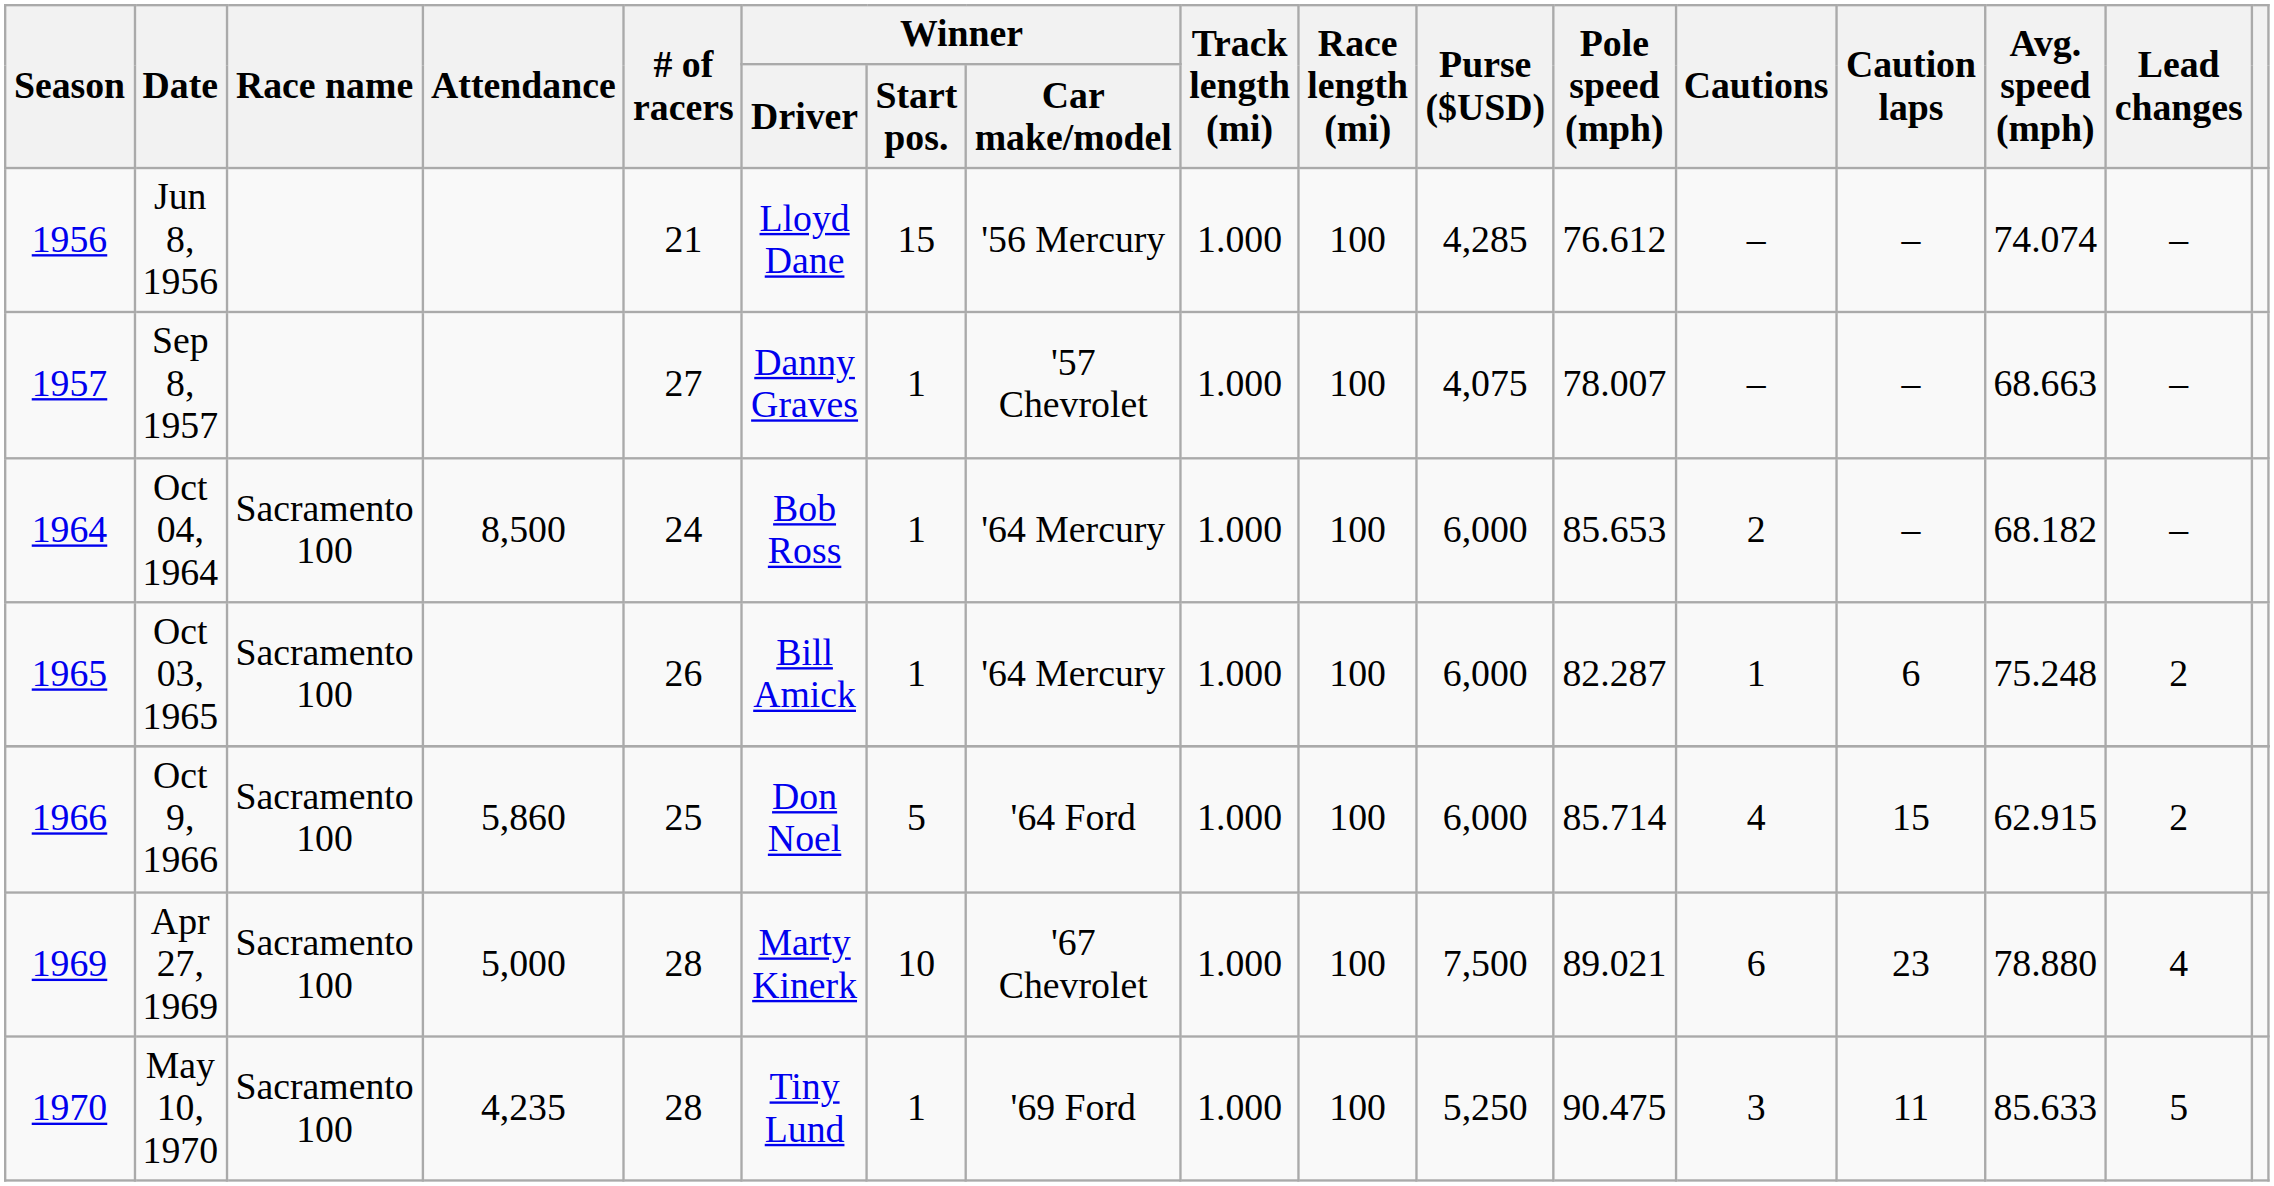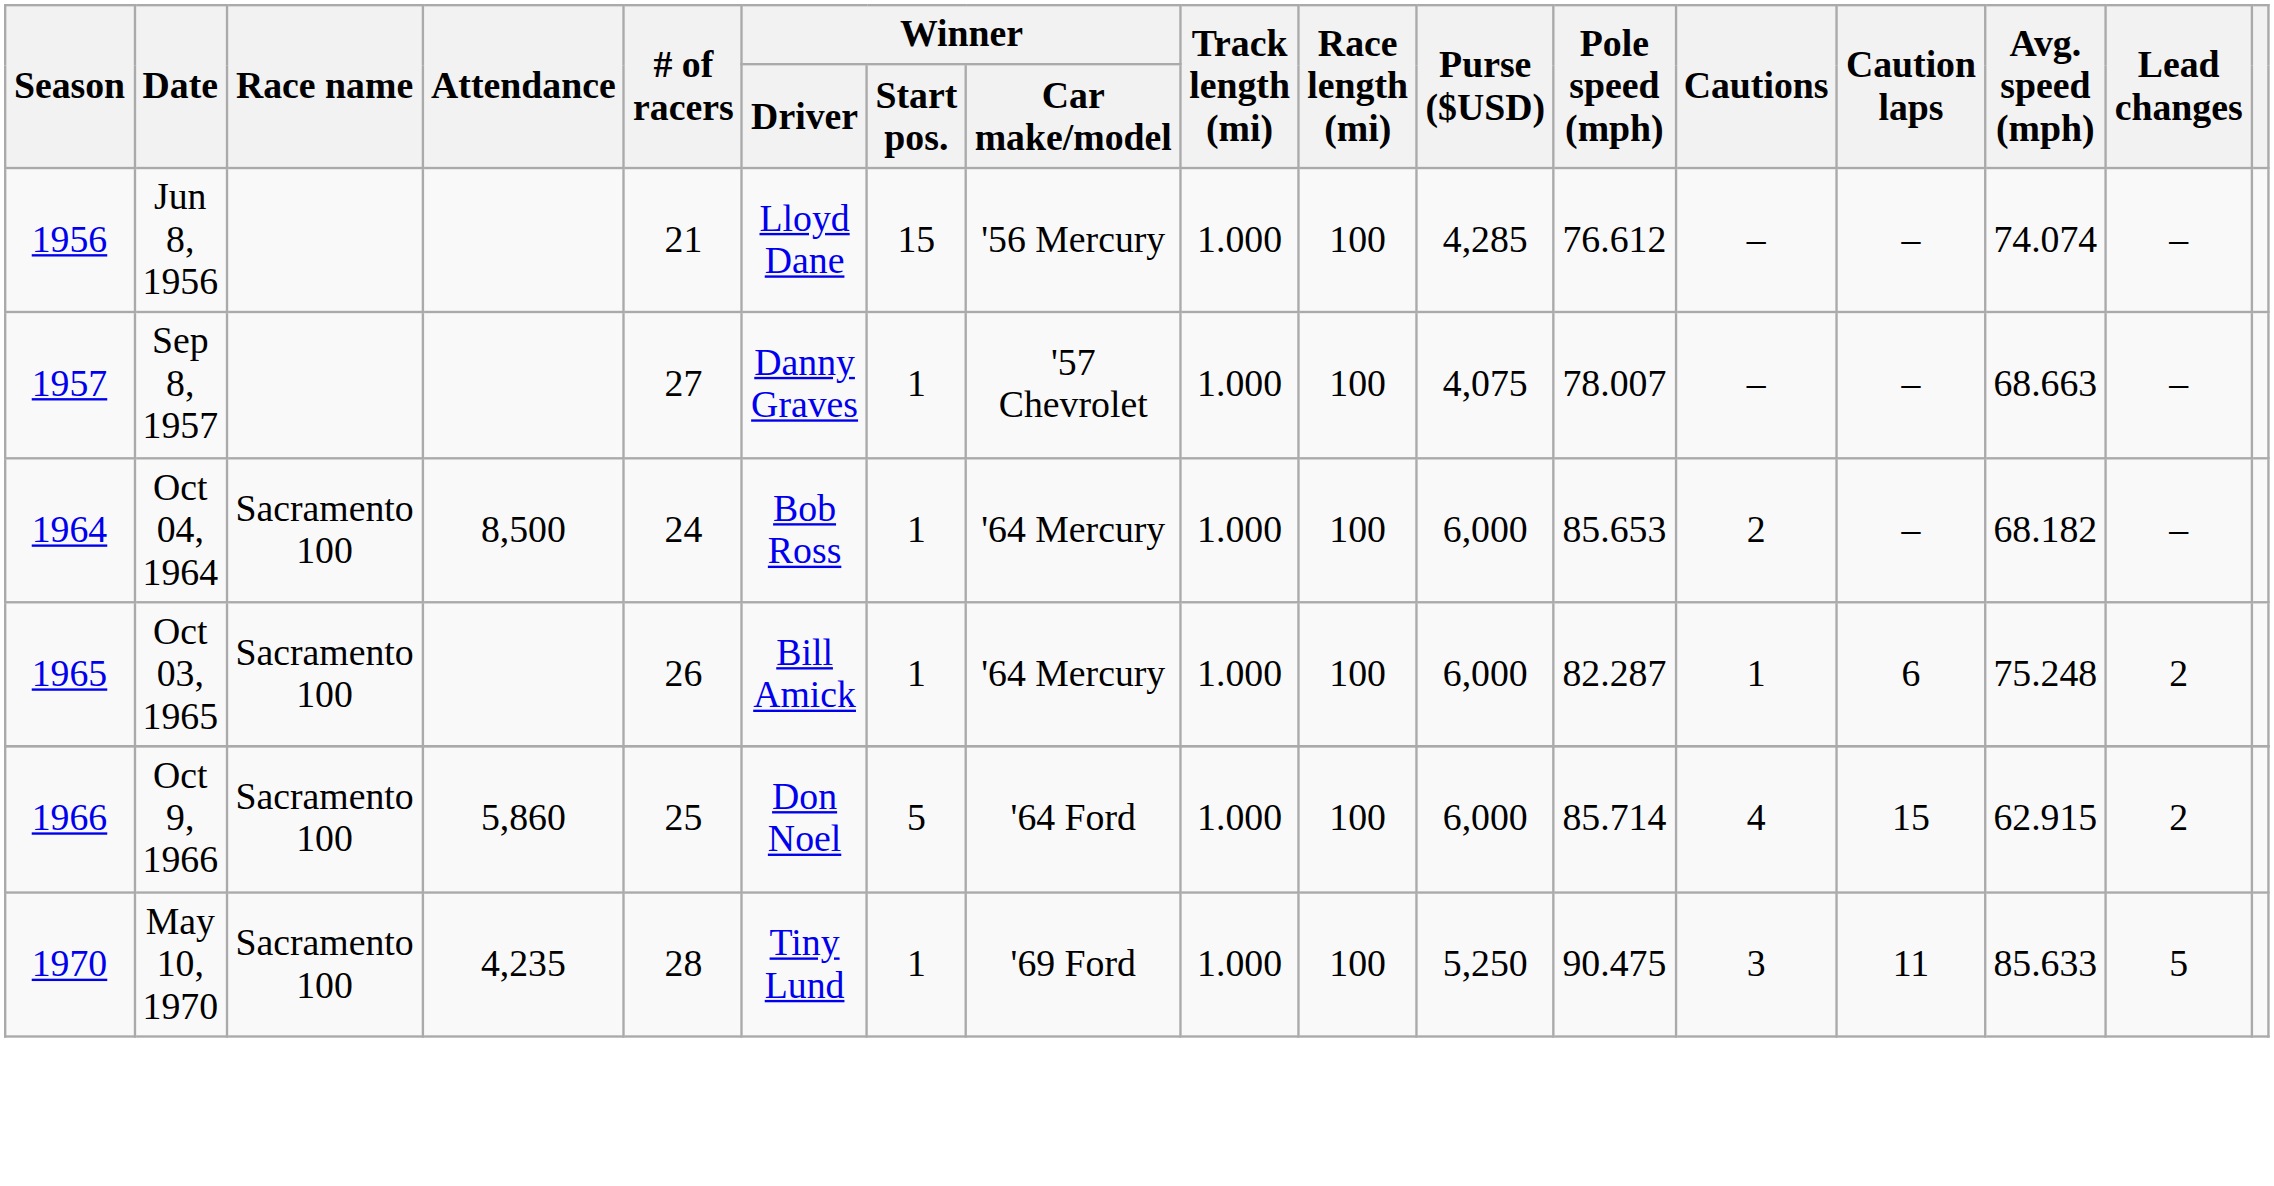- row: (180, 963)
